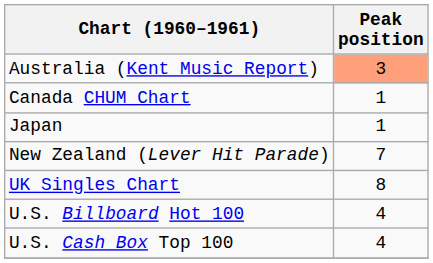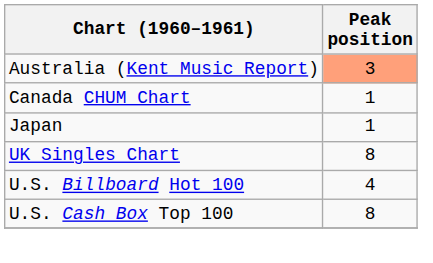- row: (169, 156)
(381, 243) 4 -> (370, 214) 8
